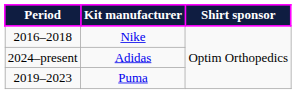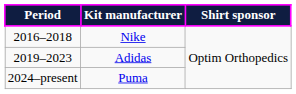(43, 57) 2024–present -> (43, 57) 2019–2023
(43, 78) 2019–2023 -> (43, 78) 2024–present
